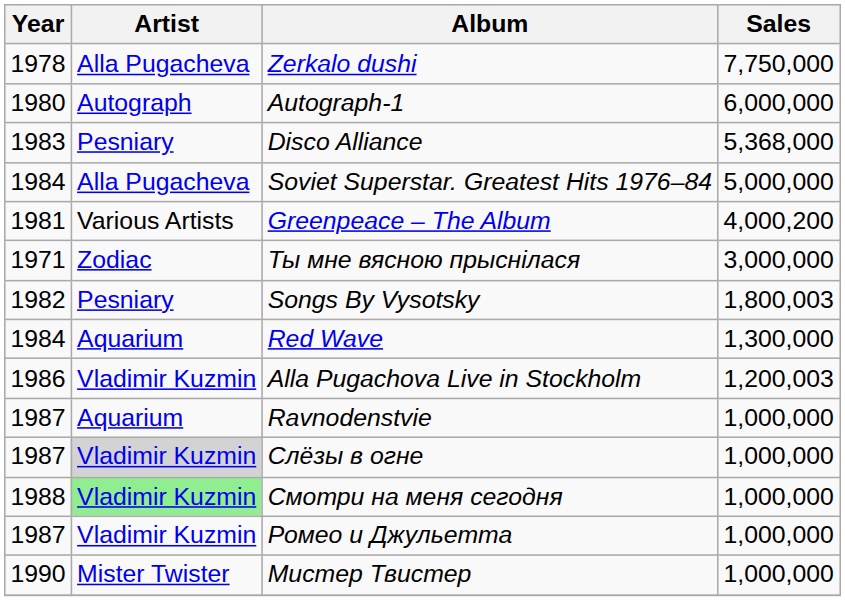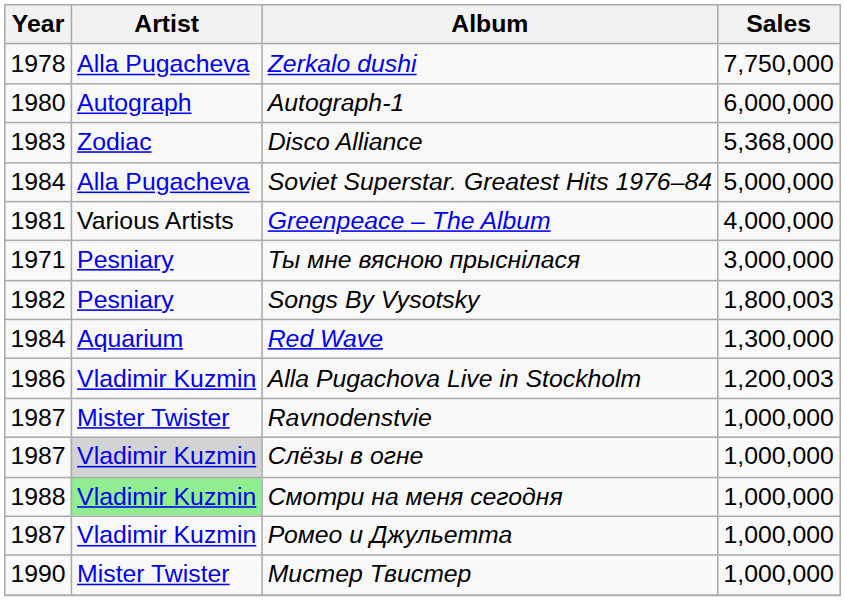(125, 142) Pesniary -> (114, 142) Zodiac
(779, 220) 4,000,200 -> (779, 220) 4,000,000
(114, 260) Zodiac -> (125, 260) Pesniary
(130, 417) Aquarium -> (153, 417) Mister Twister
